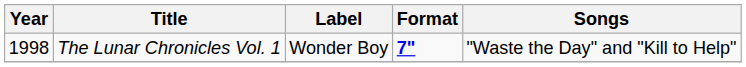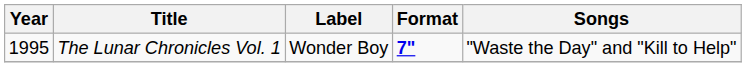(29, 48) 1998 -> (29, 48) 1995
